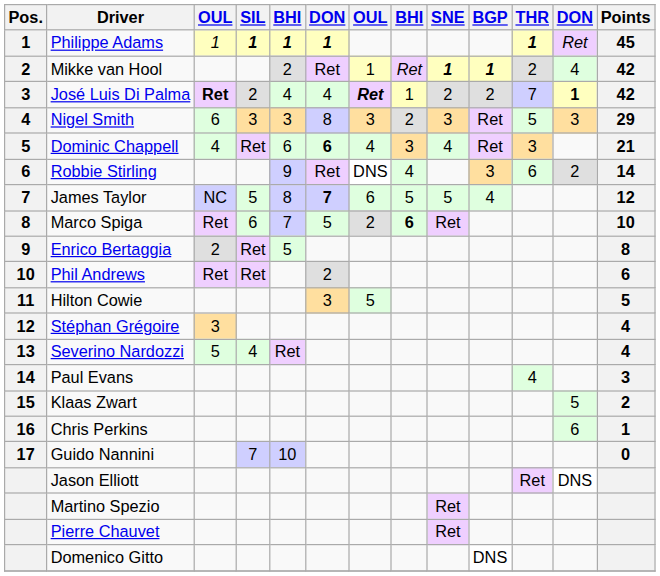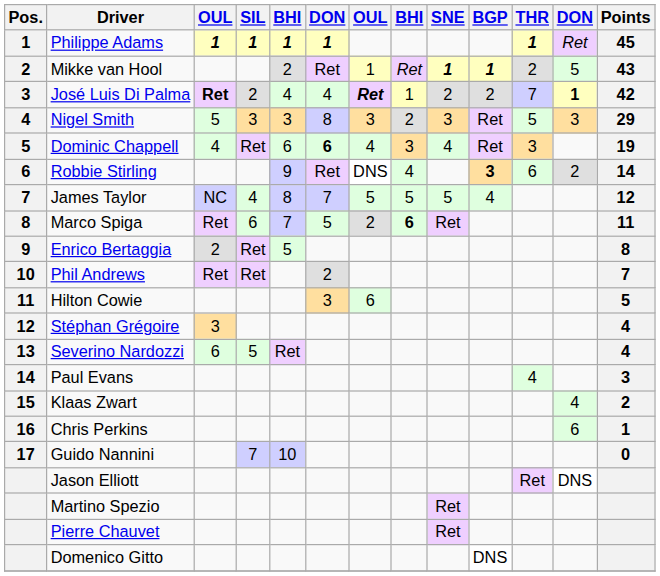(215, 43) normal -> (215, 43) bold
(575, 69) 4 -> (575, 69) 5
(626, 69) 42 -> (626, 69) 43
(215, 120) 6 -> (215, 120) 5
(626, 146) 21 -> (626, 146) 19
(490, 171) normal -> (490, 171) bold
(253, 197) 5 -> (253, 197) 4
(327, 197) bold -> (327, 197) normal
(370, 197) 6 -> (370, 197) 5
(626, 223) 10 -> (626, 223) 11
(626, 274) 6 -> (626, 274) 7
(370, 300) 5 -> (370, 300) 6
(215, 351) 5 -> (215, 351) 6
(253, 351) 4 -> (253, 351) 5
(575, 403) 5 -> (575, 403) 4
